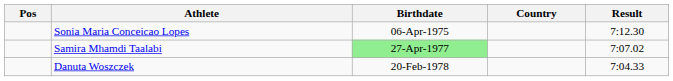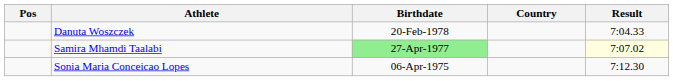rows swapped: (94, 66) <-> (122, 31)
(627, 48) no background -> (627, 48) lightyellow background
